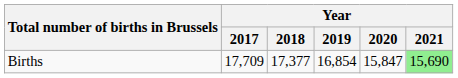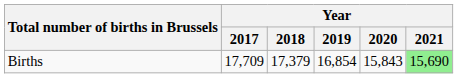(290, 61) 17,377 -> (290, 61) 17,379
(383, 61) 15,847 -> (383, 61) 15,843
